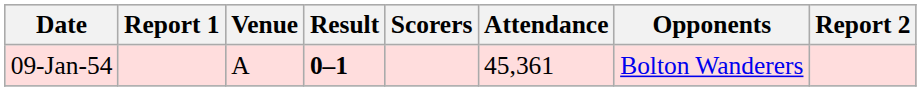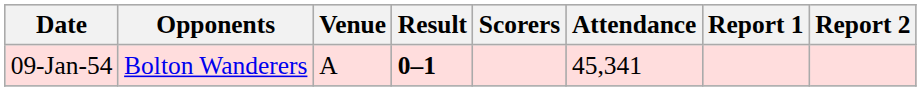columns swapped: (712, 24) <-> (172, 24)
(519, 65) 45,361 -> (607, 65) 45,341
